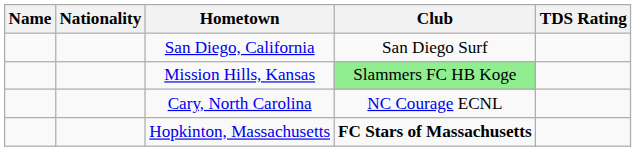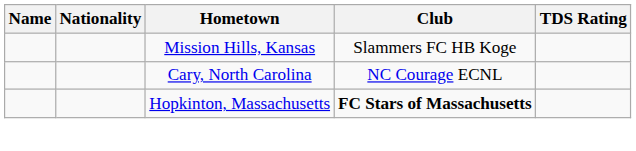- row: (240, 47)
(435, 75) lightgreen background -> (435, 47) no background
